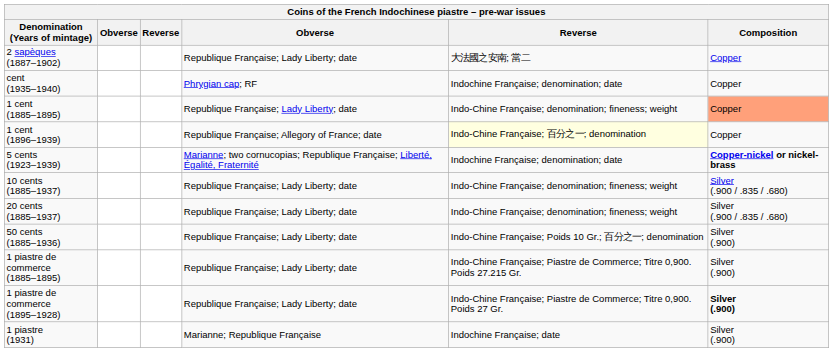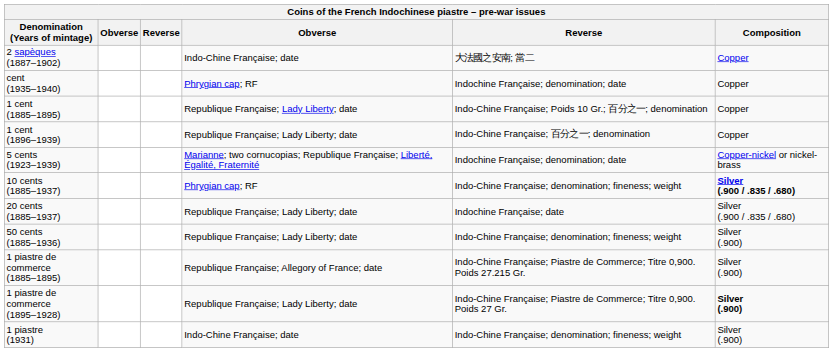(270, 58) Republique Française; Lady Liberty; date -> (241, 58) Indo-Chine Française; date
(564, 109) Indo-Chine Française; denomination; fineness; weight -> (581, 109) Indo-Chine Française; Poids 10 Gr.; 百分之一; denomination
(726, 109) lightsalmon background -> (733, 109) no background
(283, 135) Republique Française; Allegory of France; date -> (271, 135) Republique Française; Lady Liberty; date
(548, 134) lightyellow background -> (552, 134) no background
(764, 160) bold -> (767, 160) normal
(270, 186) Republique Française; Lady Liberty; date -> (221, 186) Phrygian cap; RF
(749, 186) normal -> (756, 186) bold
(564, 212) Indo-Chine Française; denomination; fineness; weight -> (509, 212) Indochine Française; date
(577, 237) Indo-Chine Française; Poids 10 Gr.; 百分之一; denomination -> (568, 237) Indo-Chine Française; denomination; fineness; weight
(270, 268) Republique Française; Lady Liberty; date -> (283, 268) Republique Française; Allegory of France; date
(252, 335) Marianne; Republique Française -> (241, 335) Indo-Chine Française; date
(505, 335) Indochine Française; date -> (568, 335) Indo-Chine Française; denomination; fineness; weight
